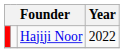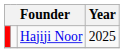(102, 36) 2022 -> (102, 36) 2025
